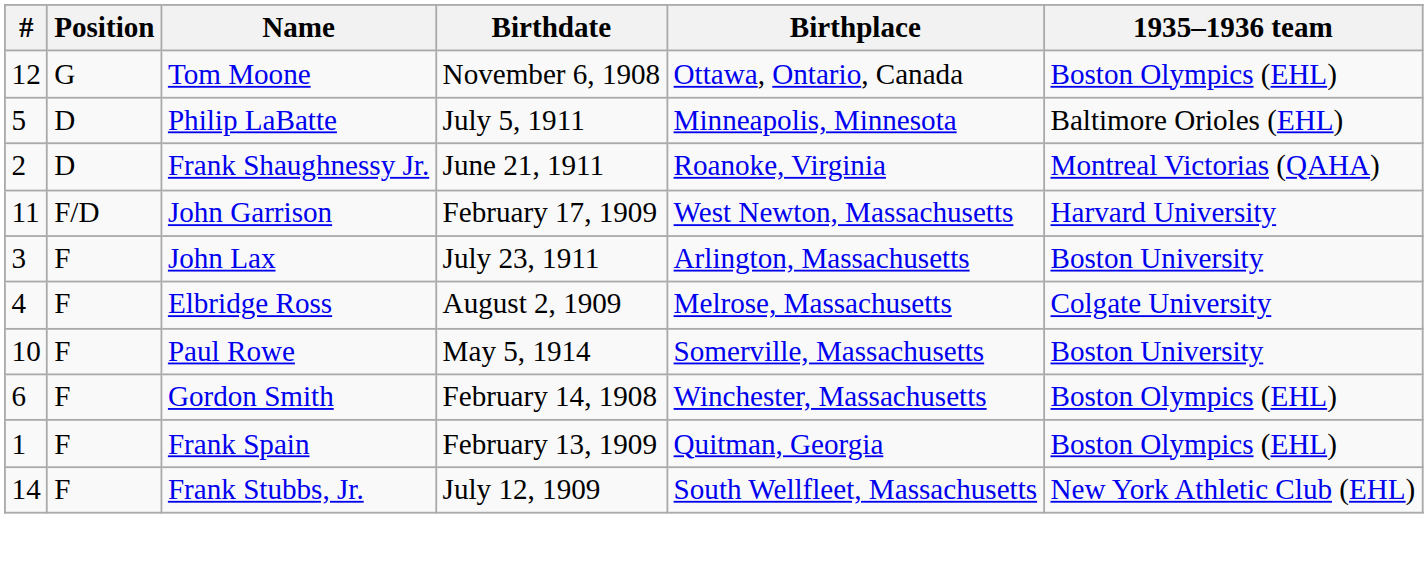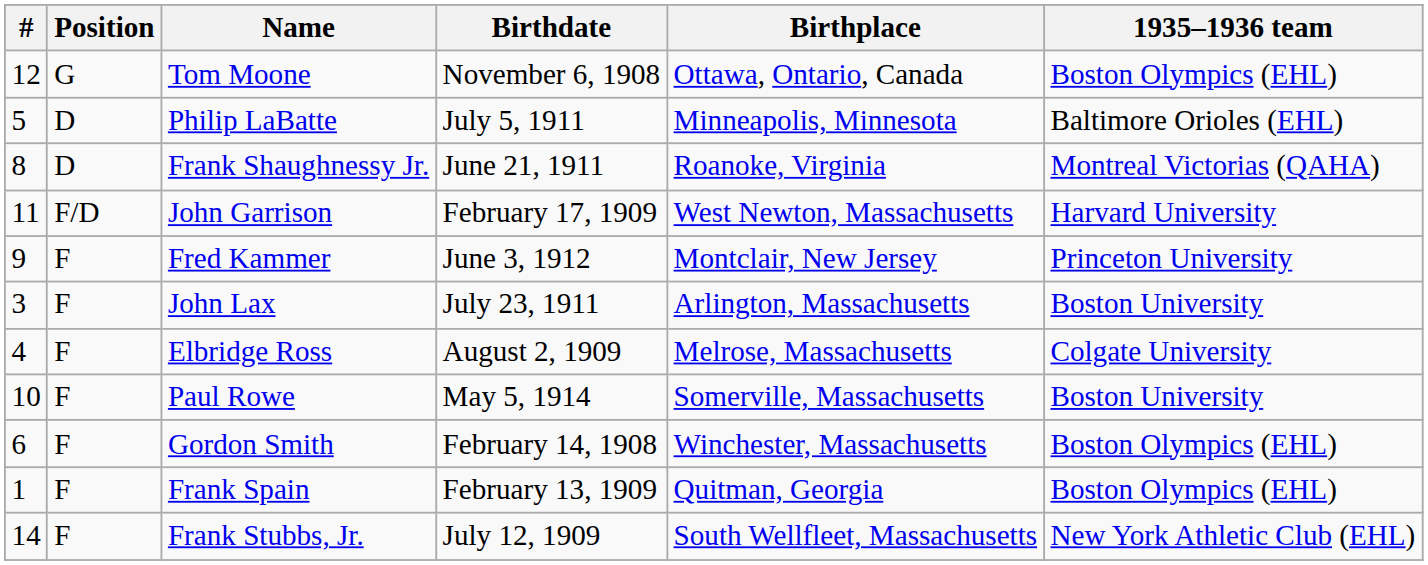(19, 166) 2 -> (19, 166) 8
+ row: (249, 258)
